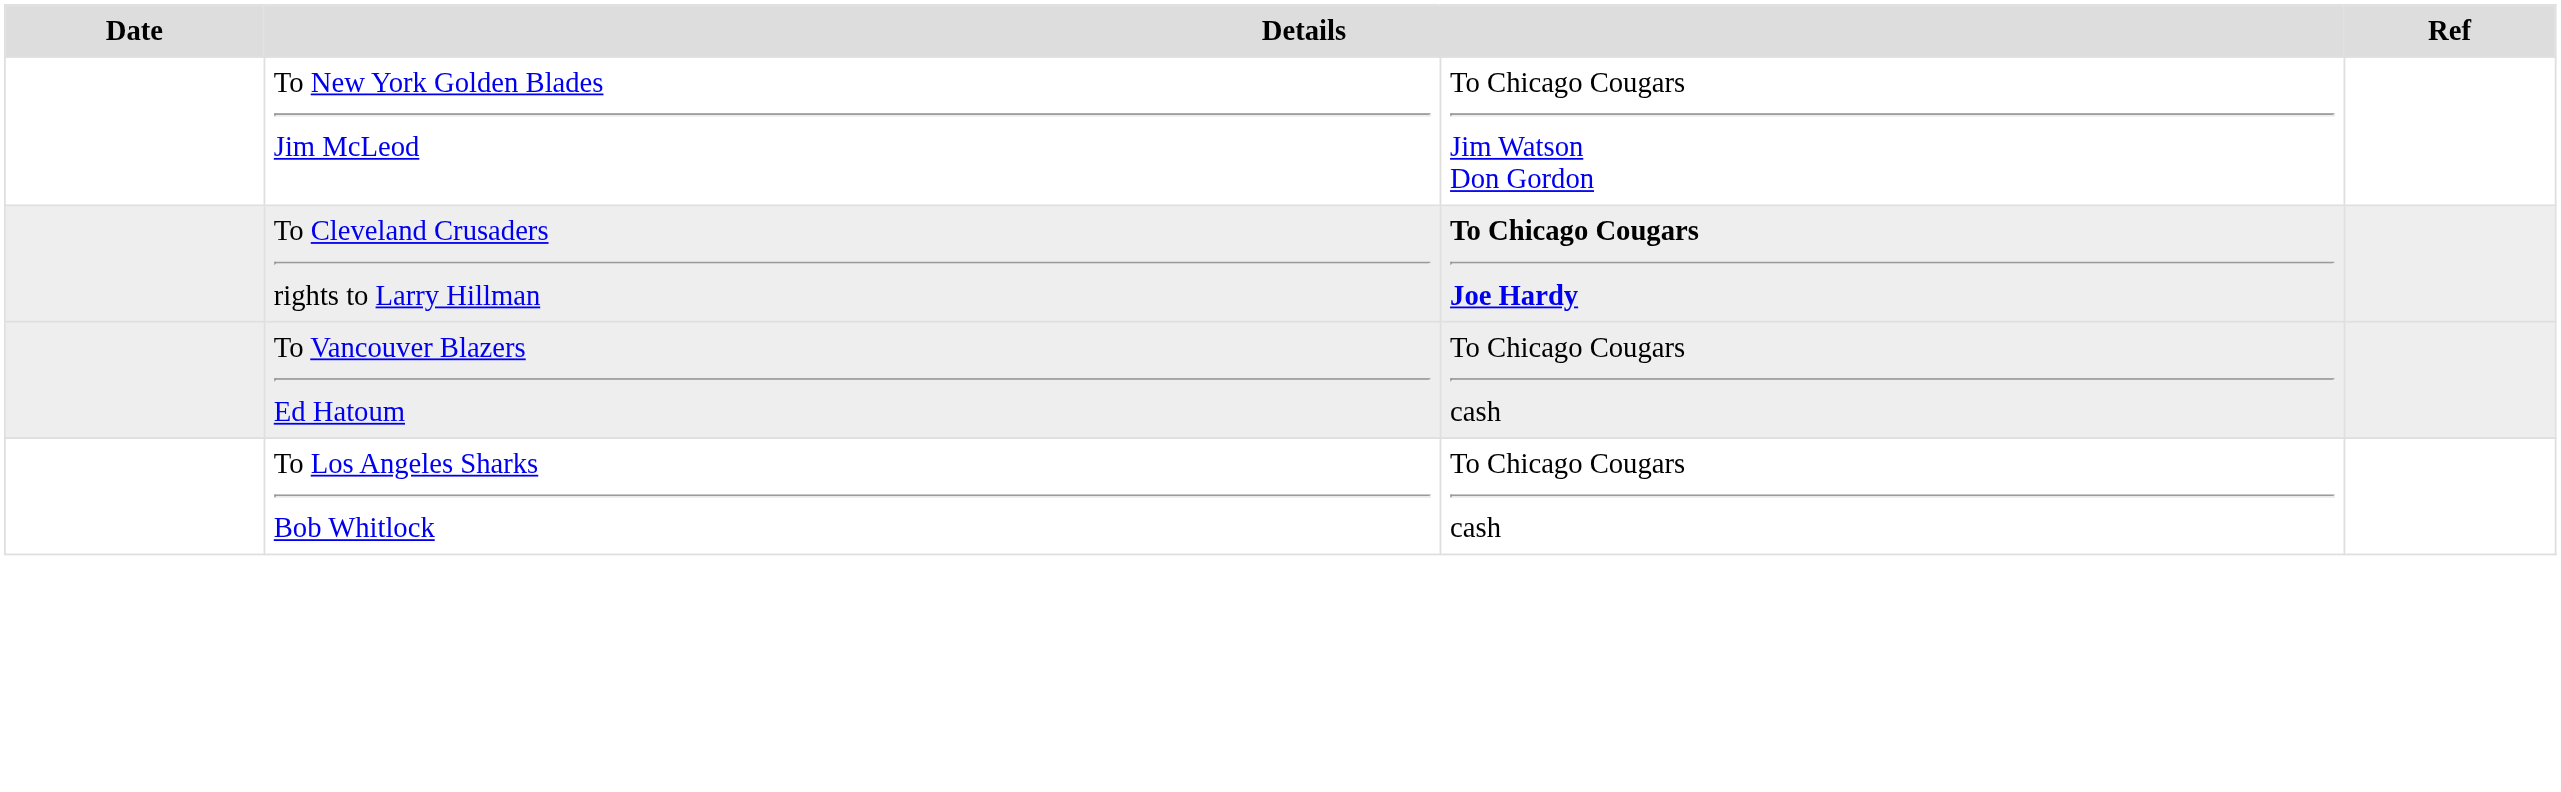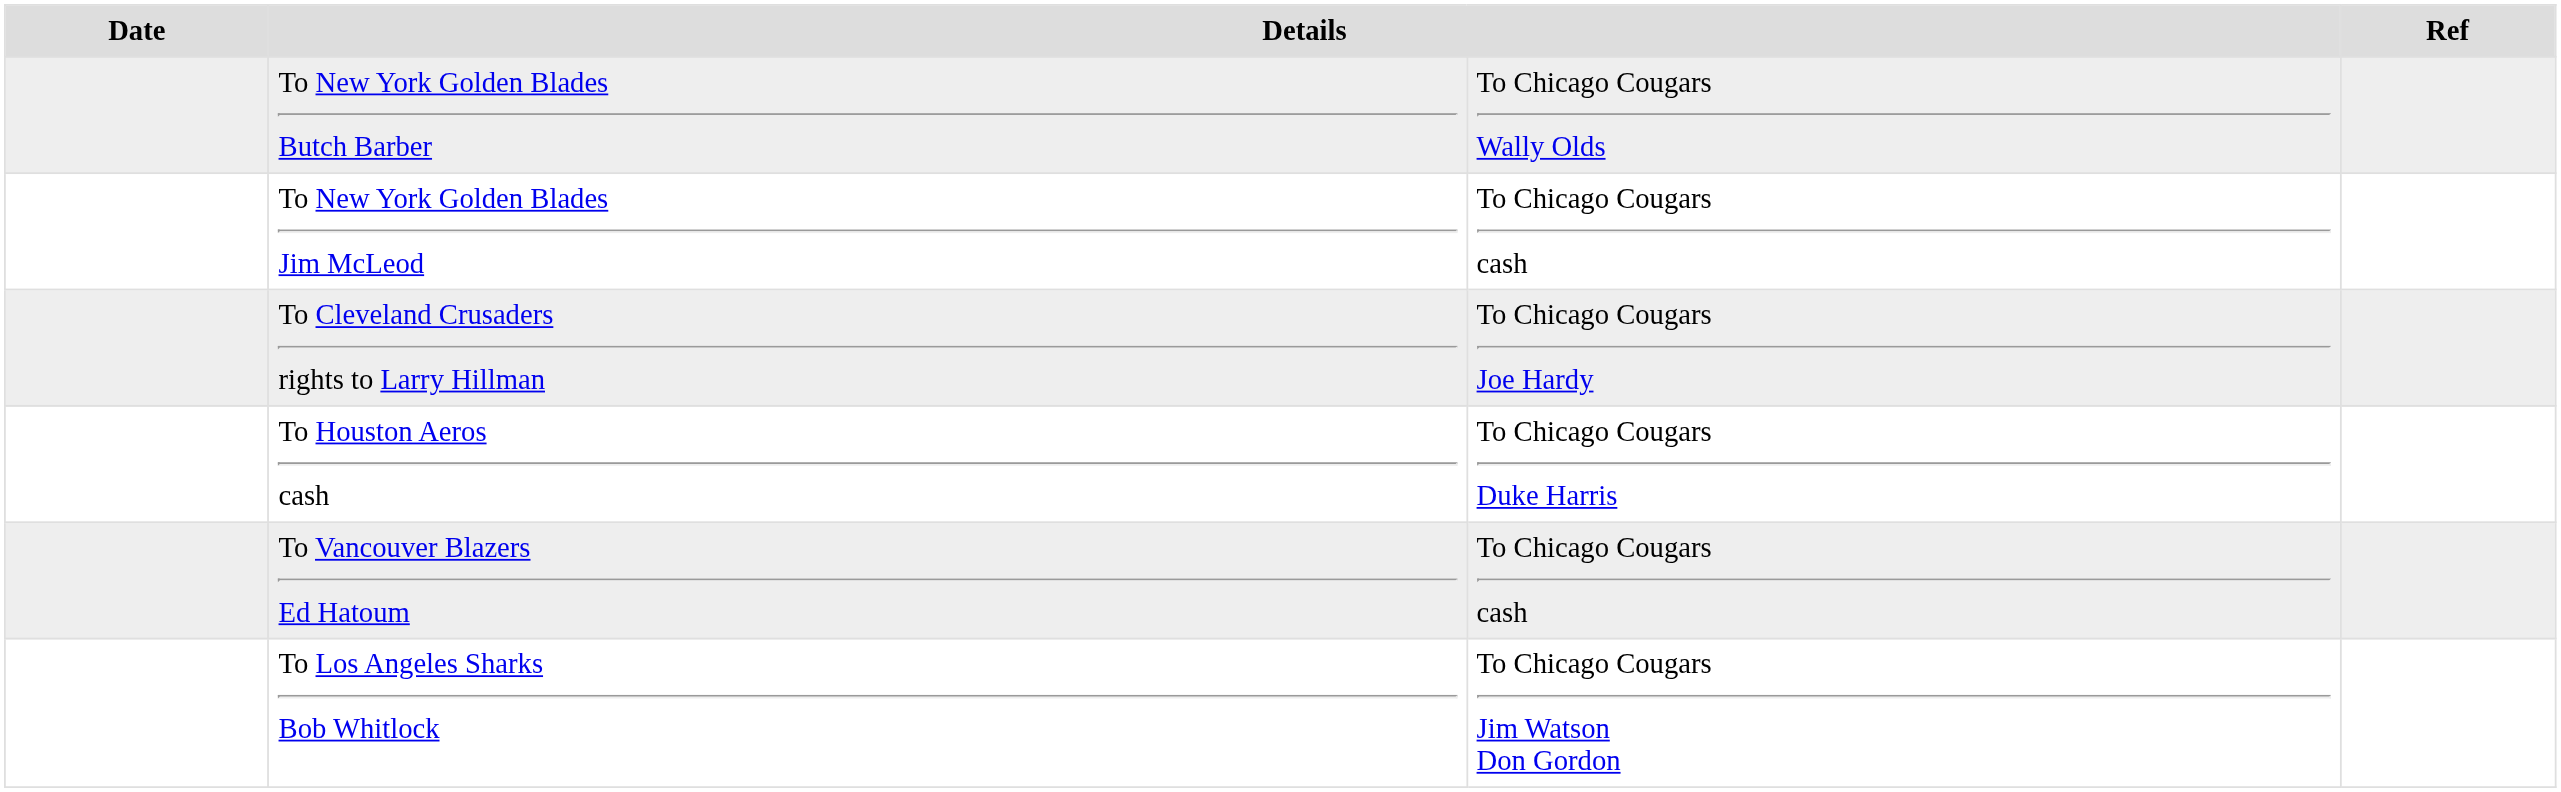+ row: (868, 114)
(1892, 130) To Chicago Cougars Jim Watson Don Gordon -> (1903, 230) To Chicago Cougars cash
(1892, 263) bold -> (1903, 347) normal
+ row: (868, 463)
(1892, 495) To Chicago Cougars cash -> (1903, 712) To Chicago Cougars Jim Watson Don Gordon
